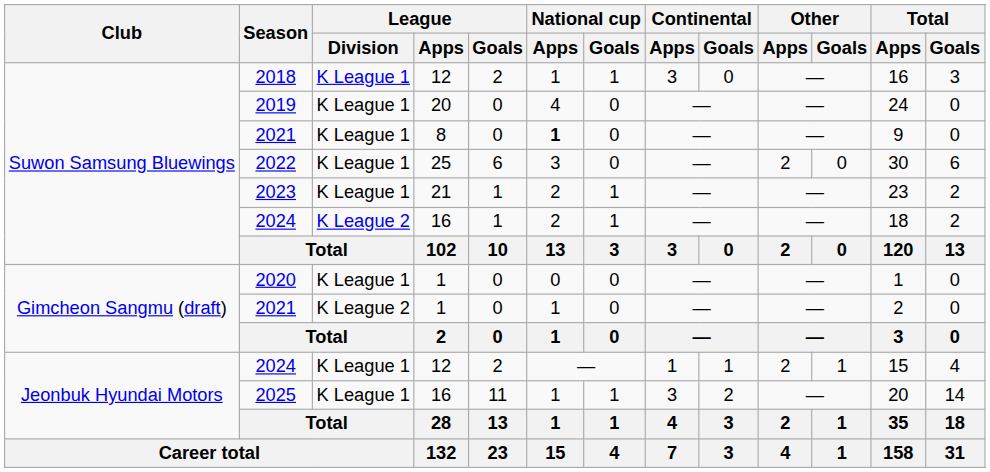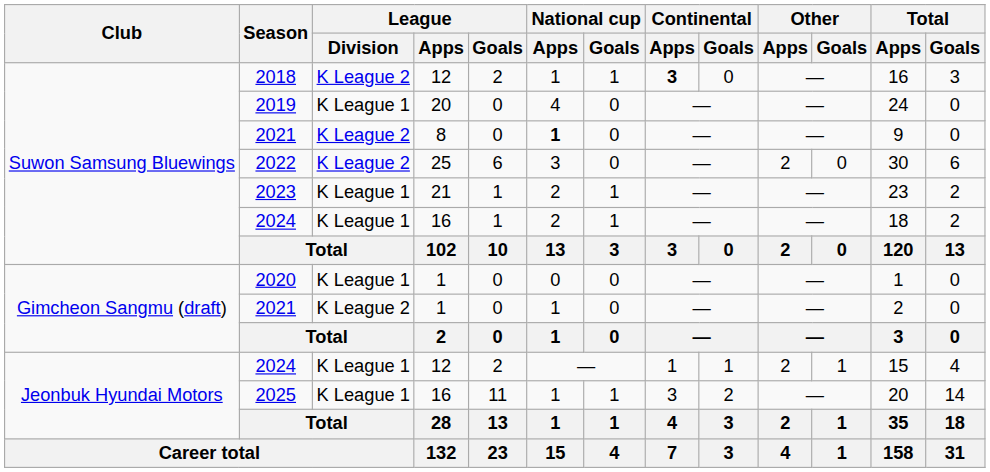(363, 76) K League 1 -> (363, 76) K League 2
(672, 76) normal -> (672, 76) bold
(363, 134) K League 1 -> (363, 134) K League 2
(363, 163) K League 1 -> (363, 163) K League 2
(363, 221) K League 2 -> (363, 221) K League 1
